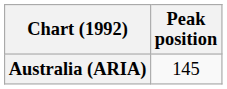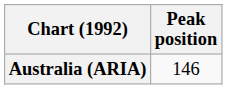(186, 68) 145 -> (186, 68) 146
